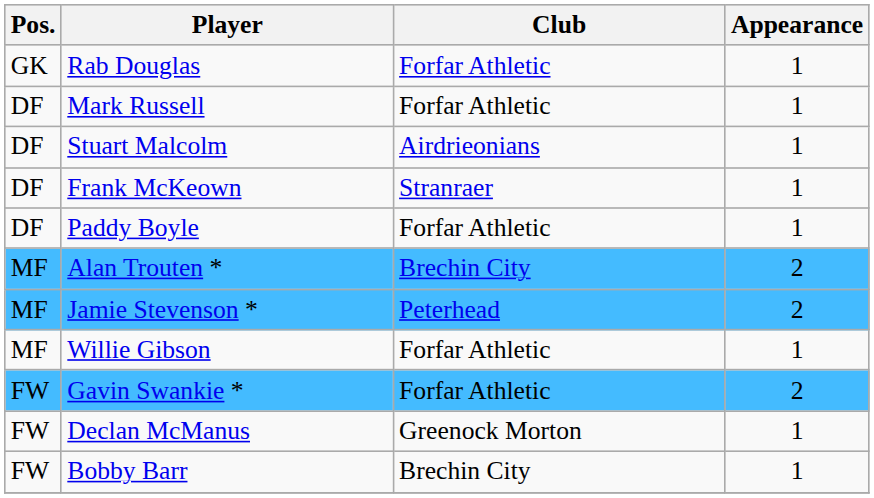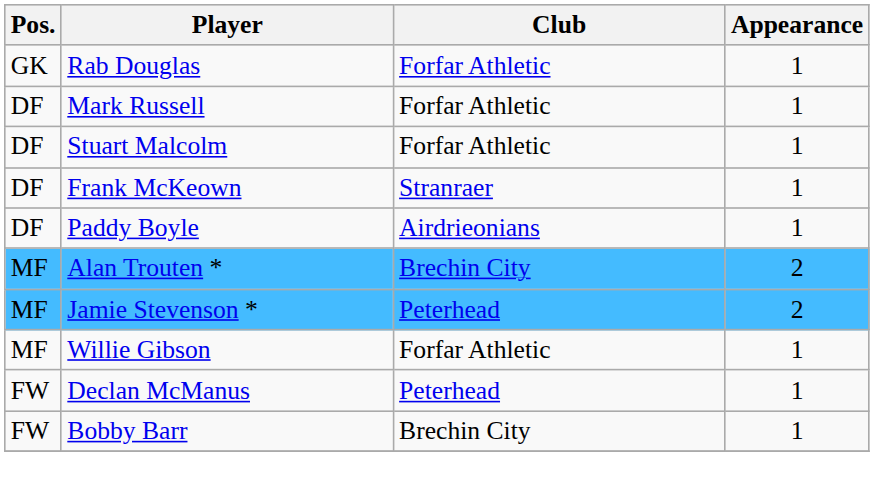(469, 146) Airdrieonians -> (475, 146) Forfar Athletic
(475, 227) Forfar Athletic -> (469, 227) Airdrieonians
- row: (155, 390)
(490, 430) Greenock Morton -> (450, 390) Peterhead
